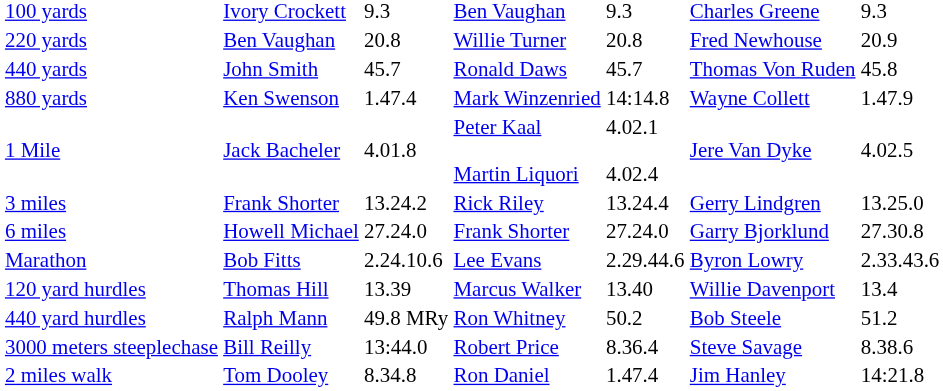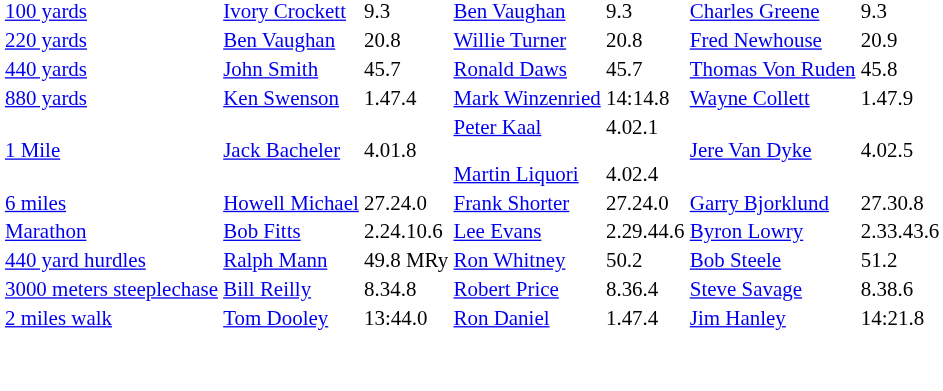- row: (36, 202)
- row: (75, 289)
(396, 346) 13:44.0 -> (390, 289) 8.34.8
(390, 375) 8.34.8 -> (396, 318) 13:44.0
